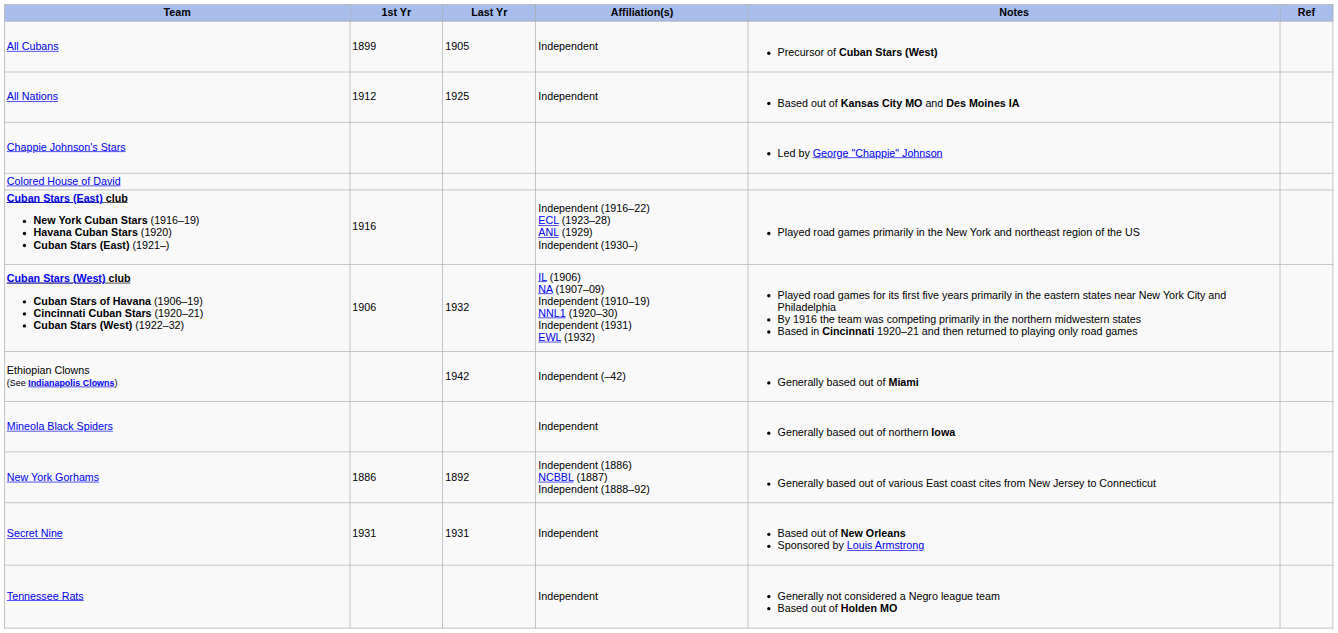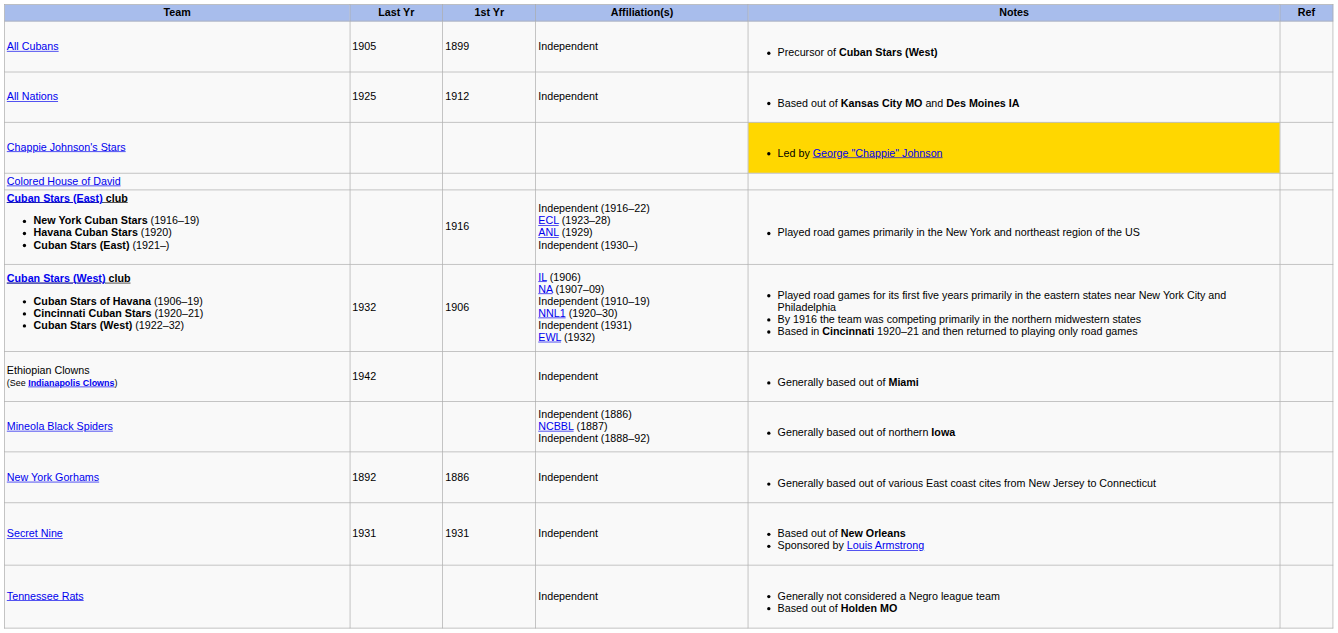columns swapped: (396, 13) <-> (489, 13)
(1014, 154) no background -> (1014, 154) gold background
(582, 376) Independent (–42) -> (568, 376) Independent
(568, 427) Independent -> (594, 427) Independent (1886) NCBBL (1887) Independent (1888–92)
(594, 477) Independent (1886) NCBBL (1887) Independent (1888–92) -> (568, 477) Independent
